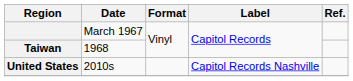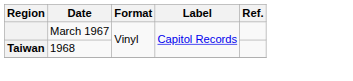- row: (43, 66)
